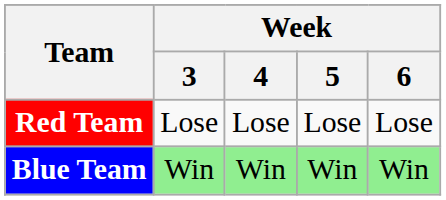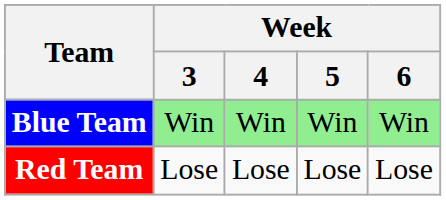rows swapped: (79, 122) <-> (79, 169)
